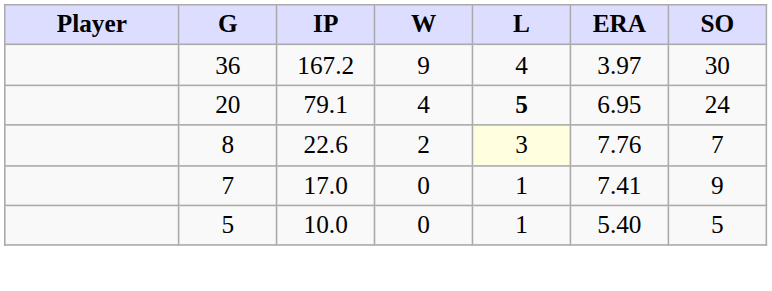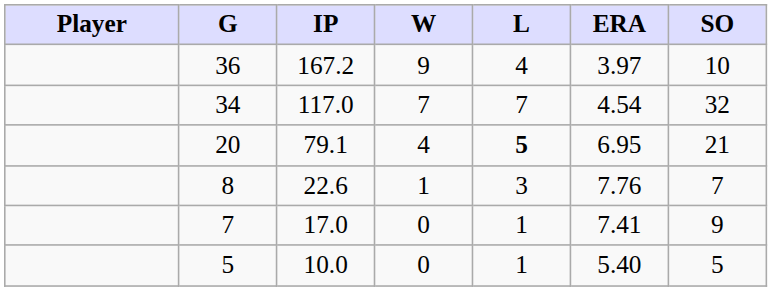(717, 64) 30 -> (717, 64) 10
+ row: (228, 104)
(717, 104) 24 -> (717, 144) 21
(424, 144) 2 -> (424, 184) 1
(521, 144) lightyellow background -> (521, 184) no background
